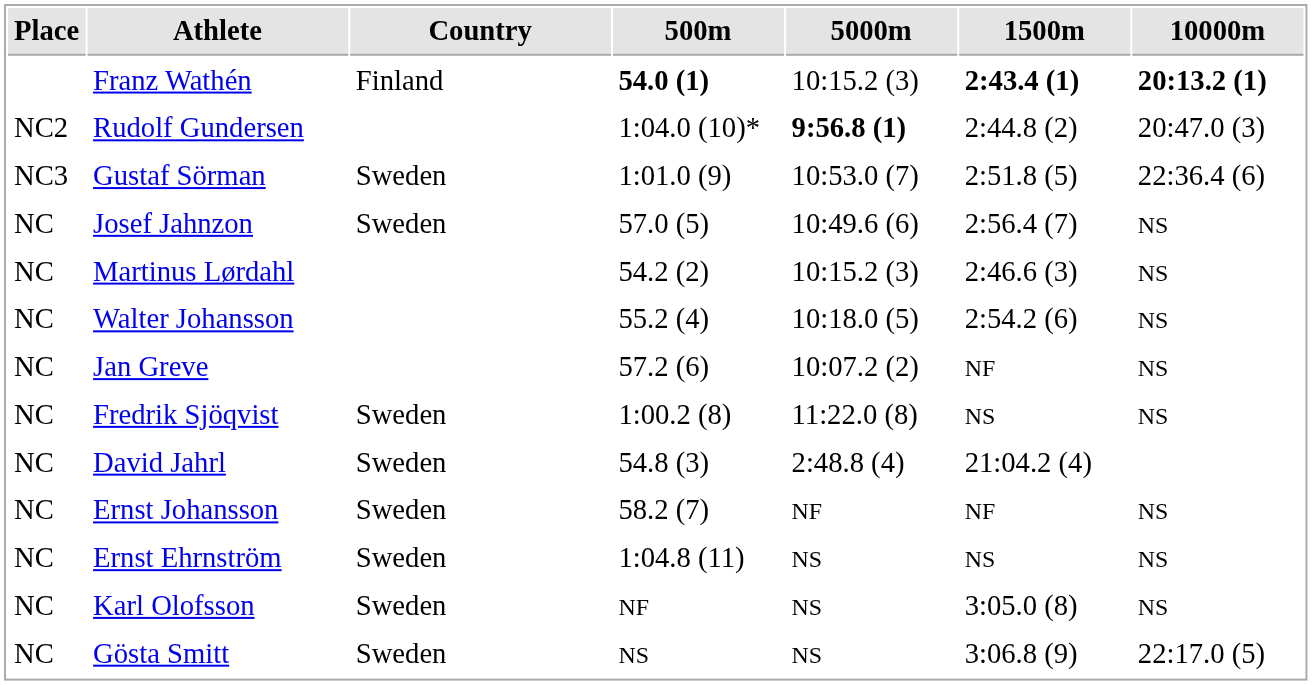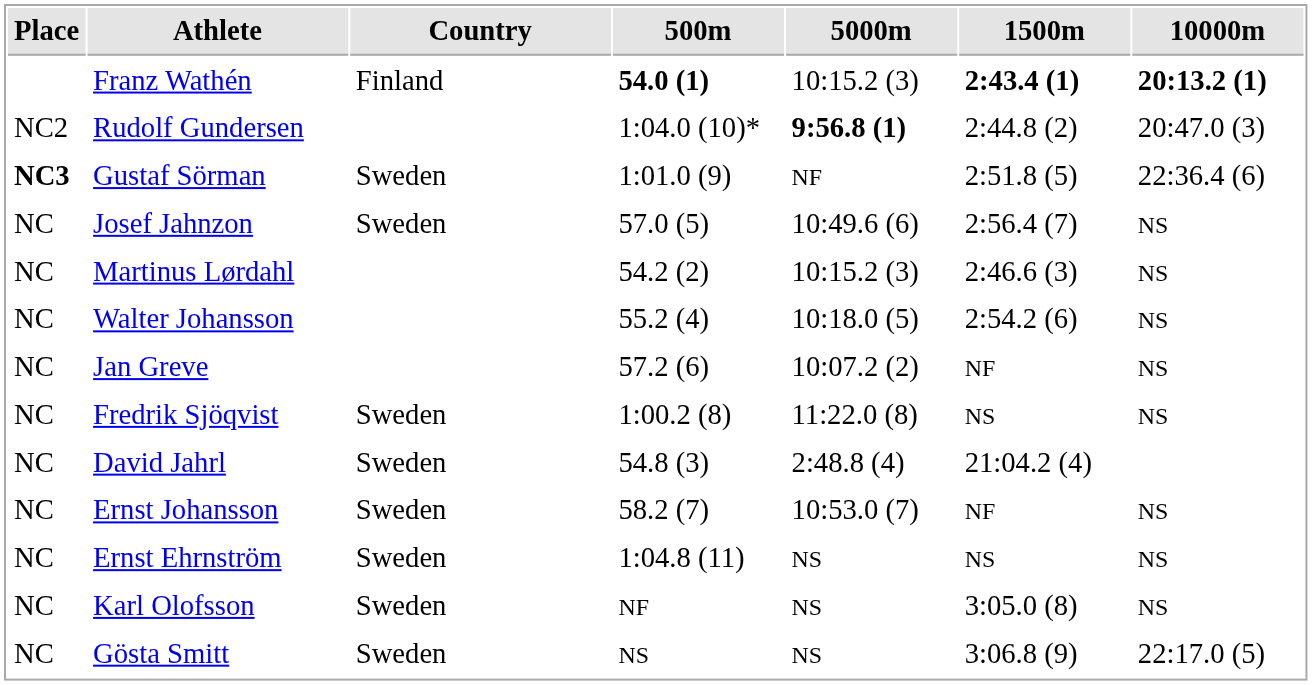(41, 175) normal -> (42, 175) bold
(855, 175) 10:53.0 (7) -> (807, 177) NF
(807, 511) NF -> (855, 509) 10:53.0 (7)
